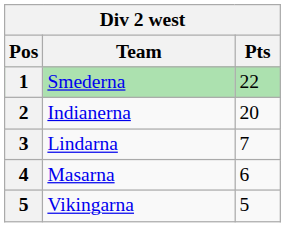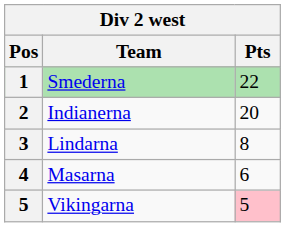(244, 143) 7 -> (244, 143) 8
(244, 205) no background -> (244, 205) pink background
